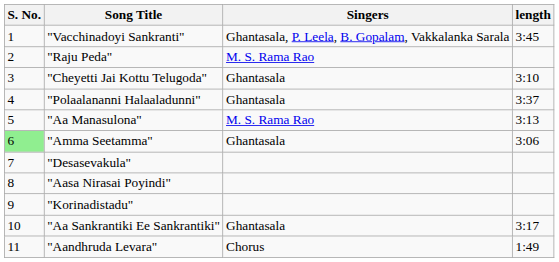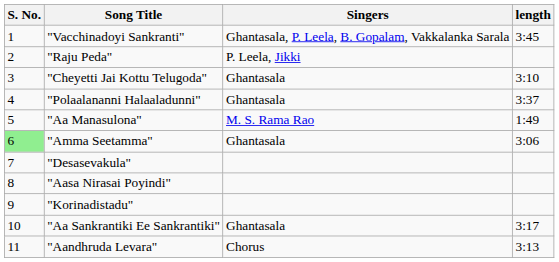(270, 57) M. S. Rama Rao -> (263, 57) P. Leela, Jikki
(527, 120) 3:13 -> (527, 120) 1:49
(527, 246) 1:49 -> (527, 246) 3:13
